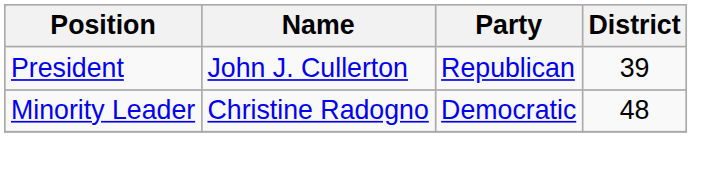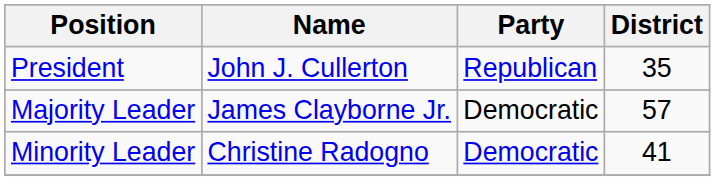(635, 68) 39 -> (657, 68) 35
+ row: (103, 110)
(635, 110) 48 -> (657, 152) 41
